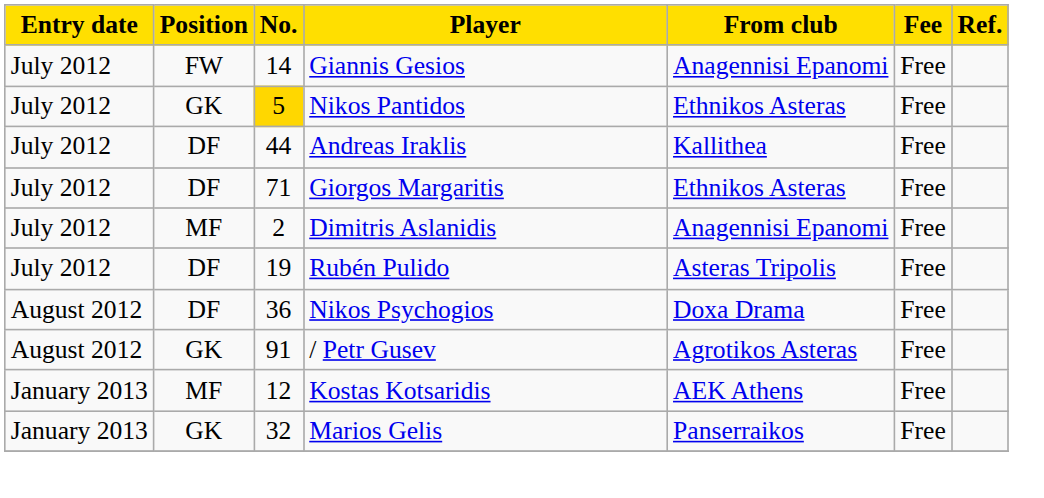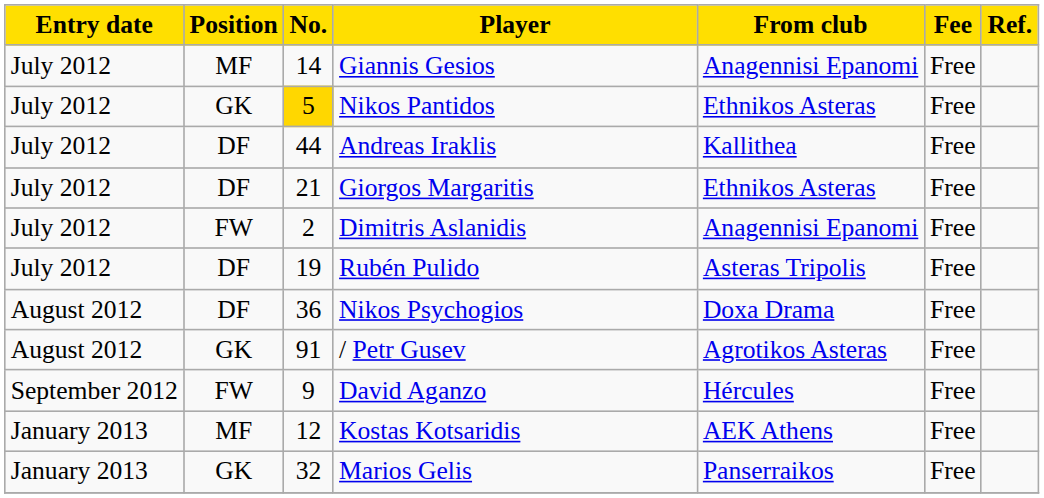(204, 65) FW -> (234, 65) MF
(279, 187) 71 -> (308, 187) 21
(204, 227) MF -> (234, 227) FW
+ row: (413, 390)
